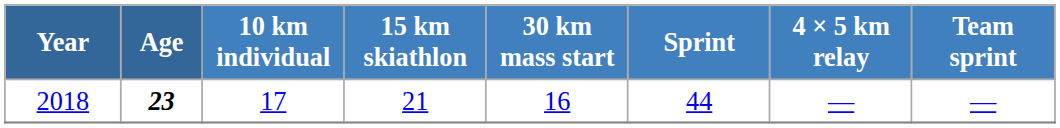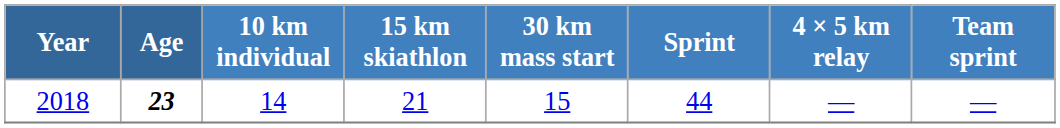(273, 100) 17 -> (273, 100) 14
(557, 100) 16 -> (557, 100) 15
